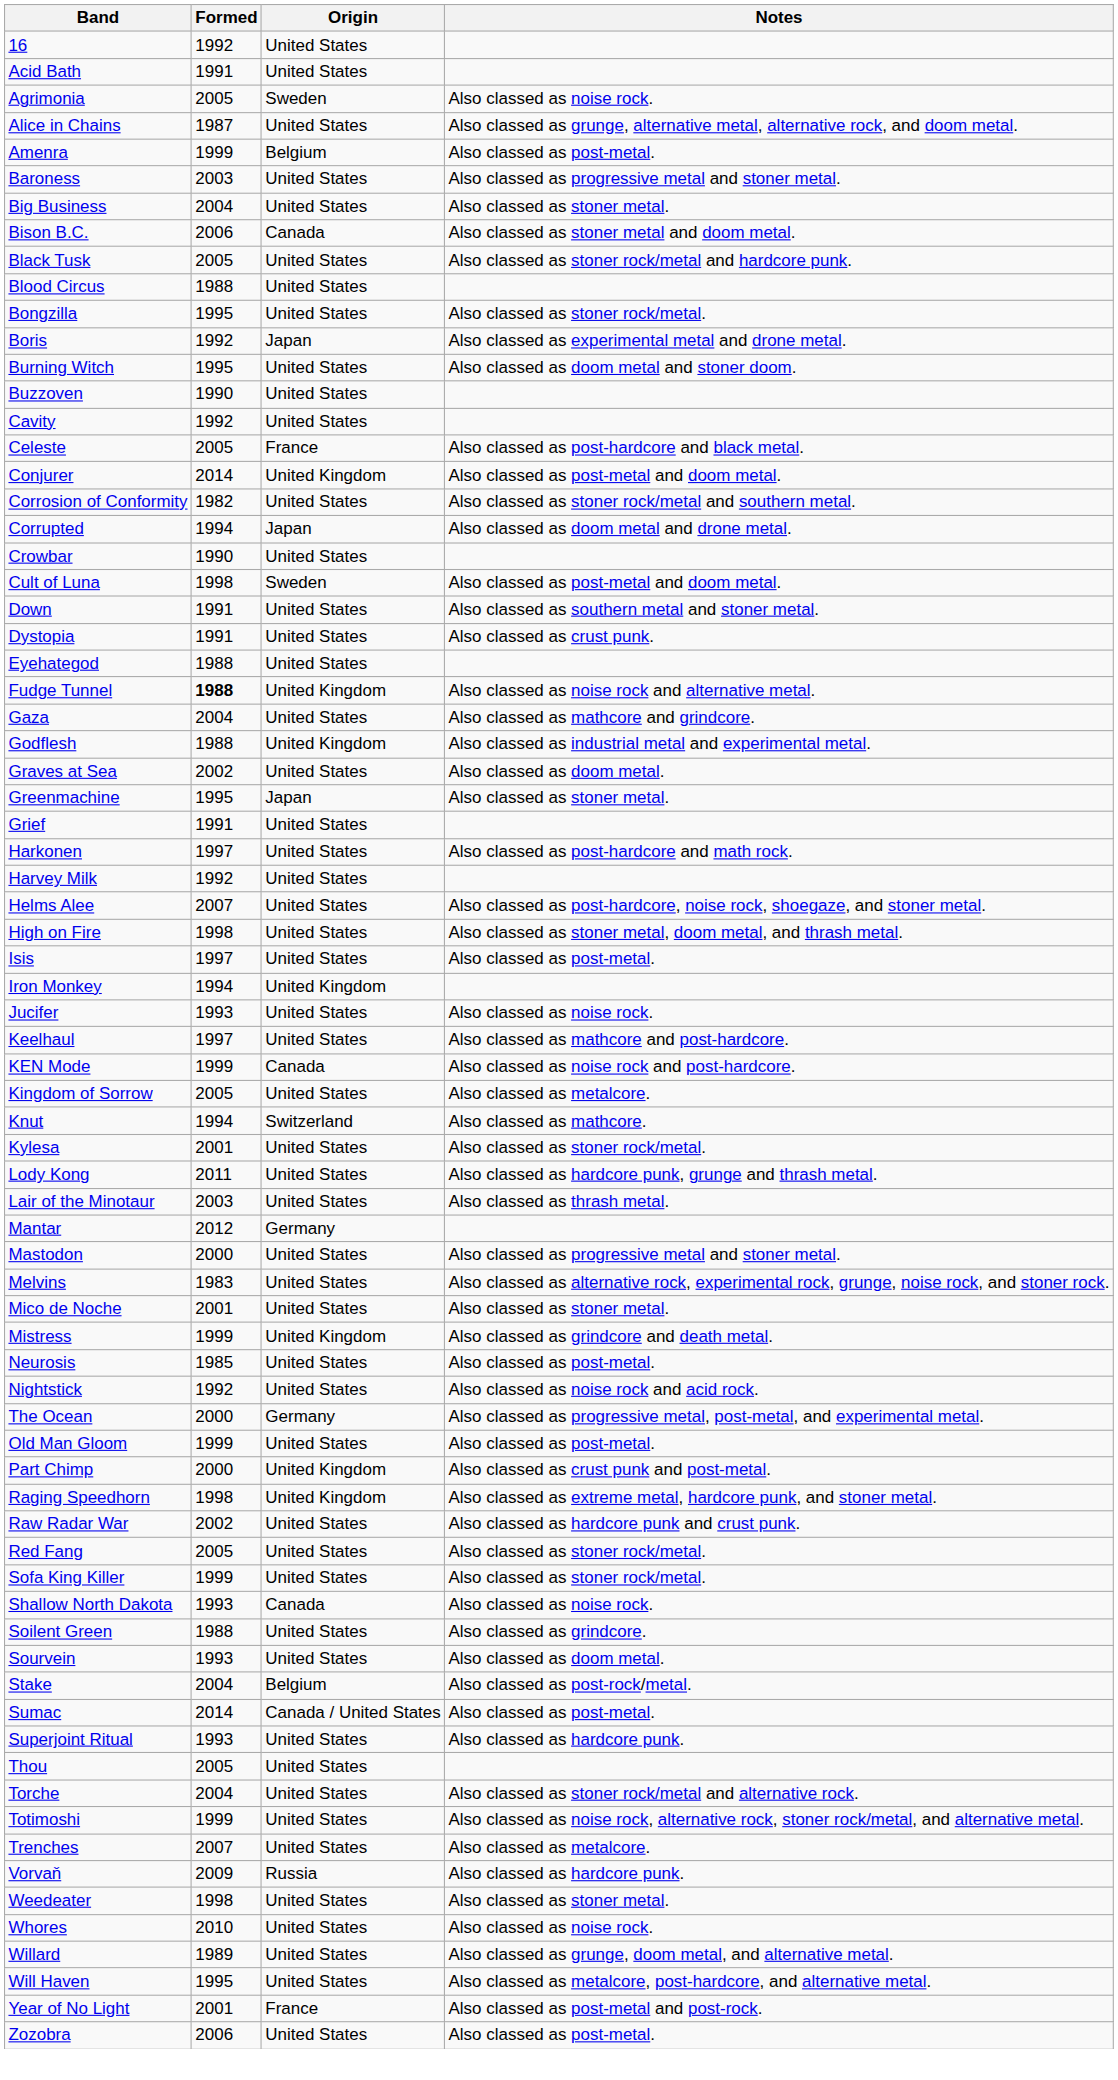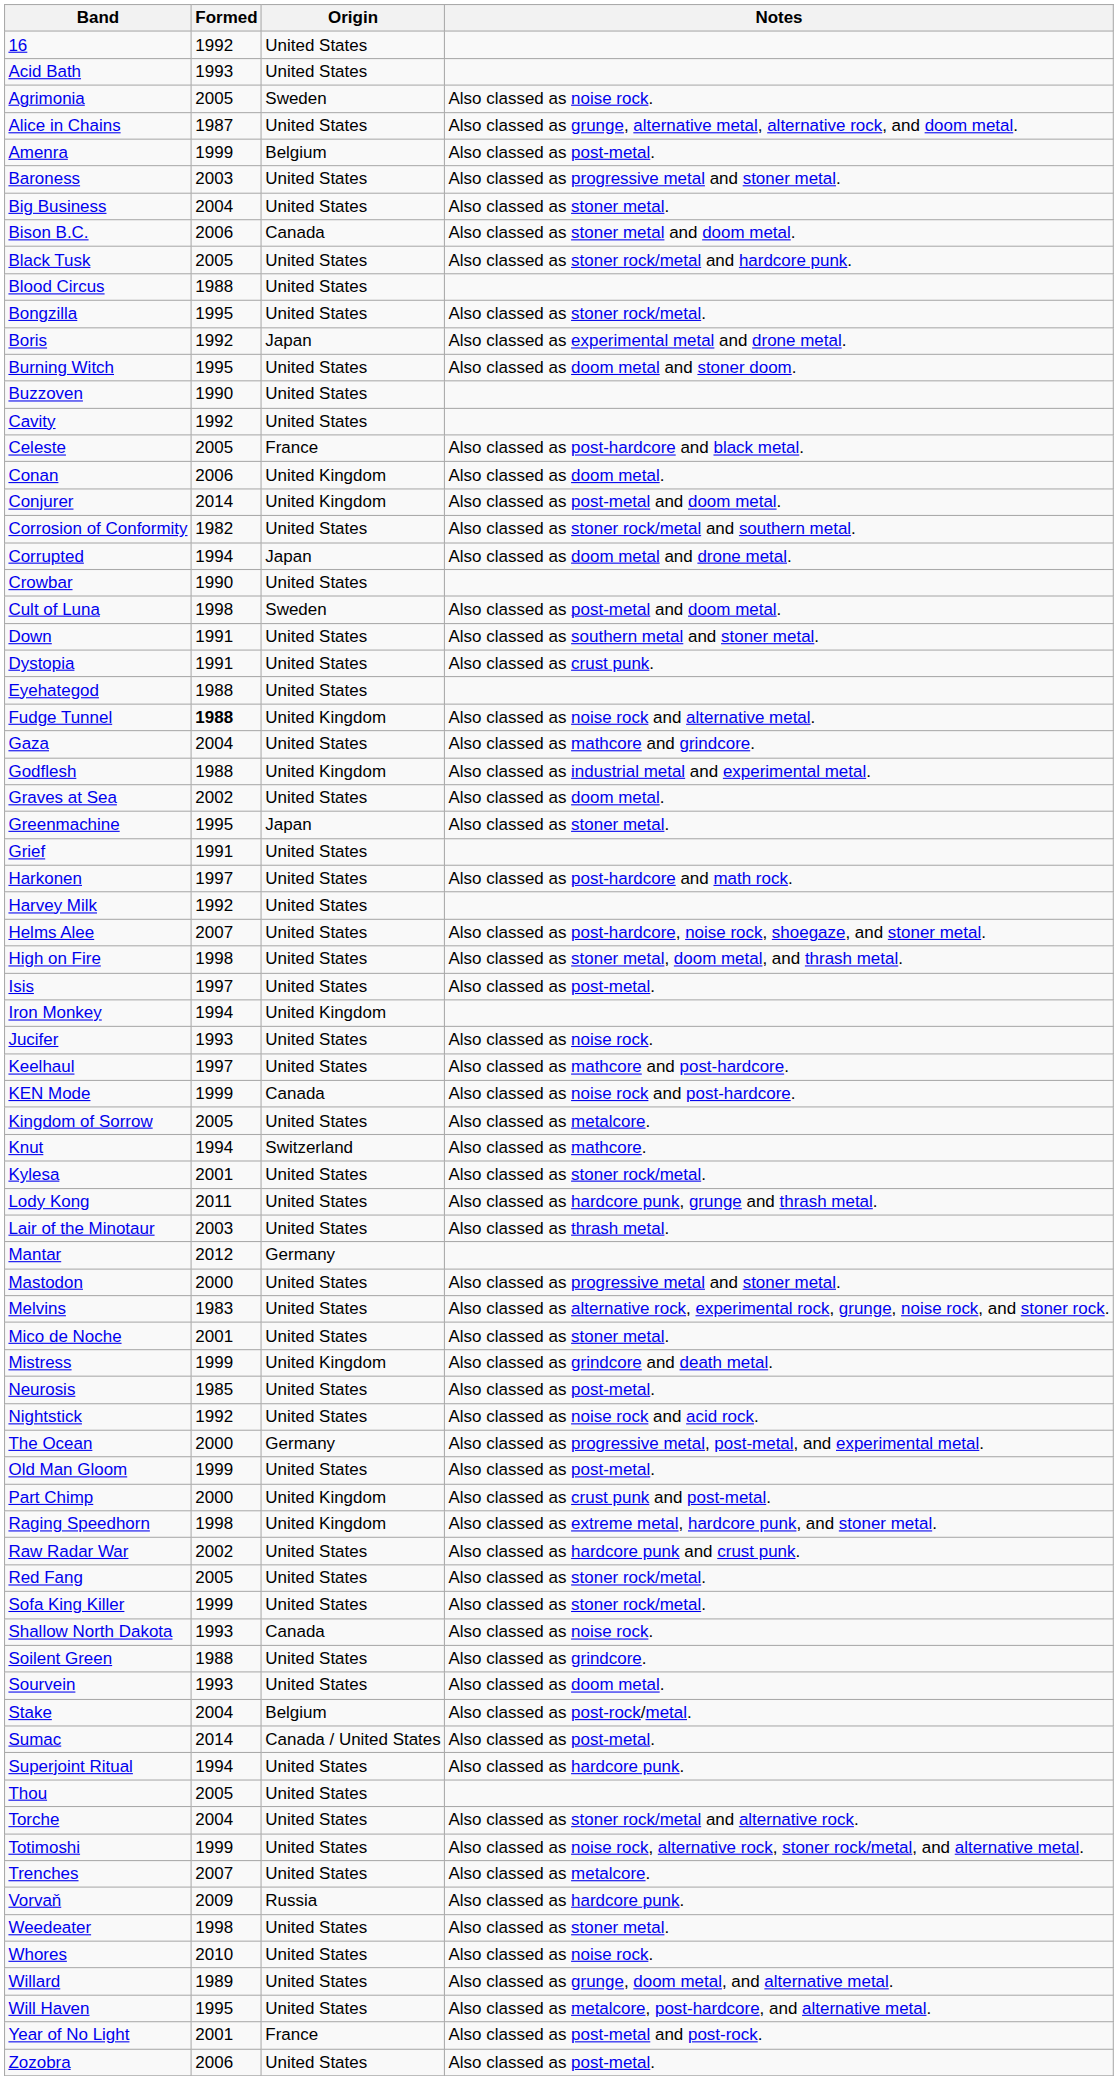(214, 71) 1991 -> (214, 71) 1993
+ row: (33, 475)
(214, 1739) 1993 -> (214, 1766) 1994
